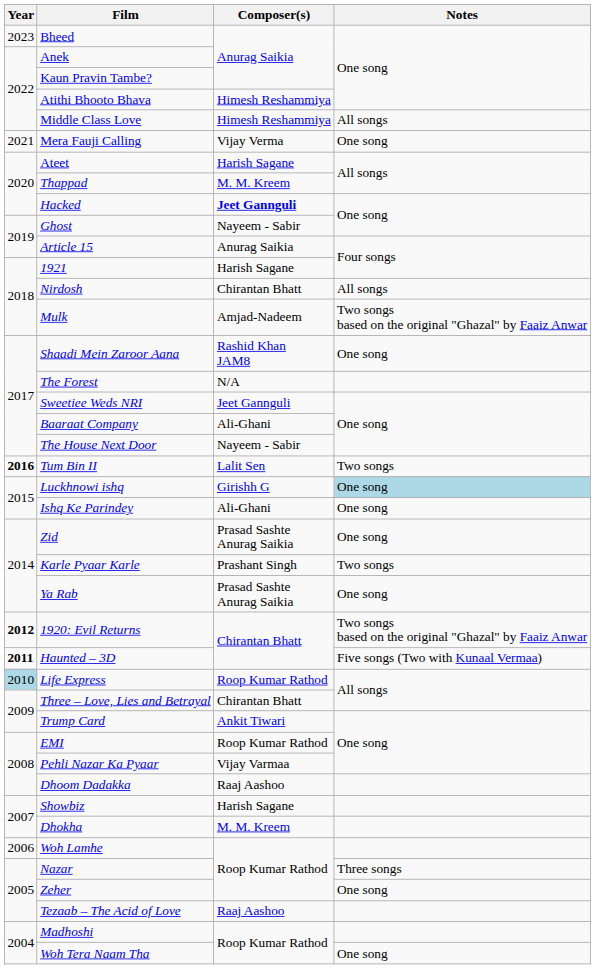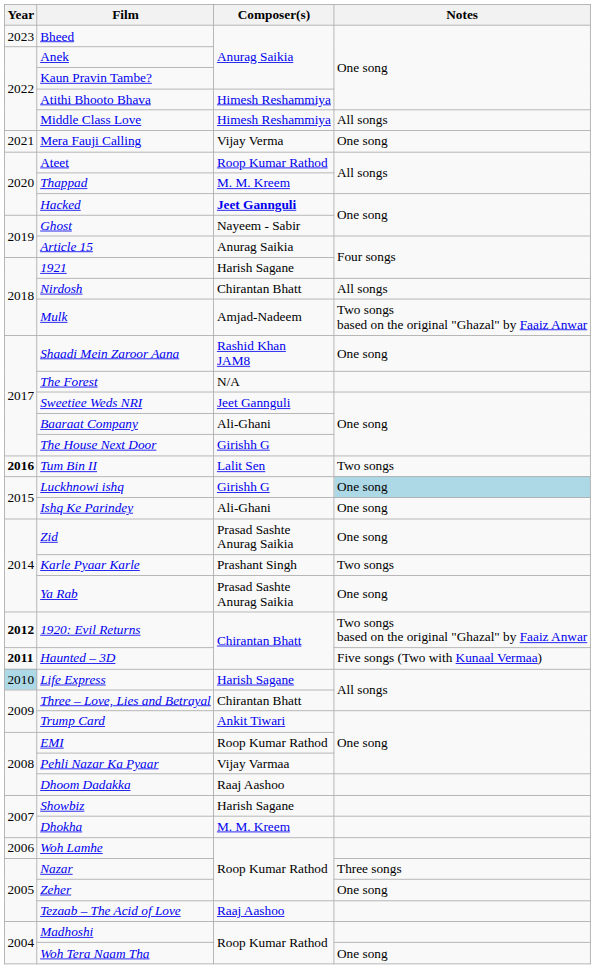(255, 162) Harish Sagane -> (272, 162) Roop Kumar Rathod
(259, 445) Nayeem - Sabir -> (243, 445) Girishh G
(272, 679) Roop Kumar Rathod -> (255, 679) Harish Sagane
